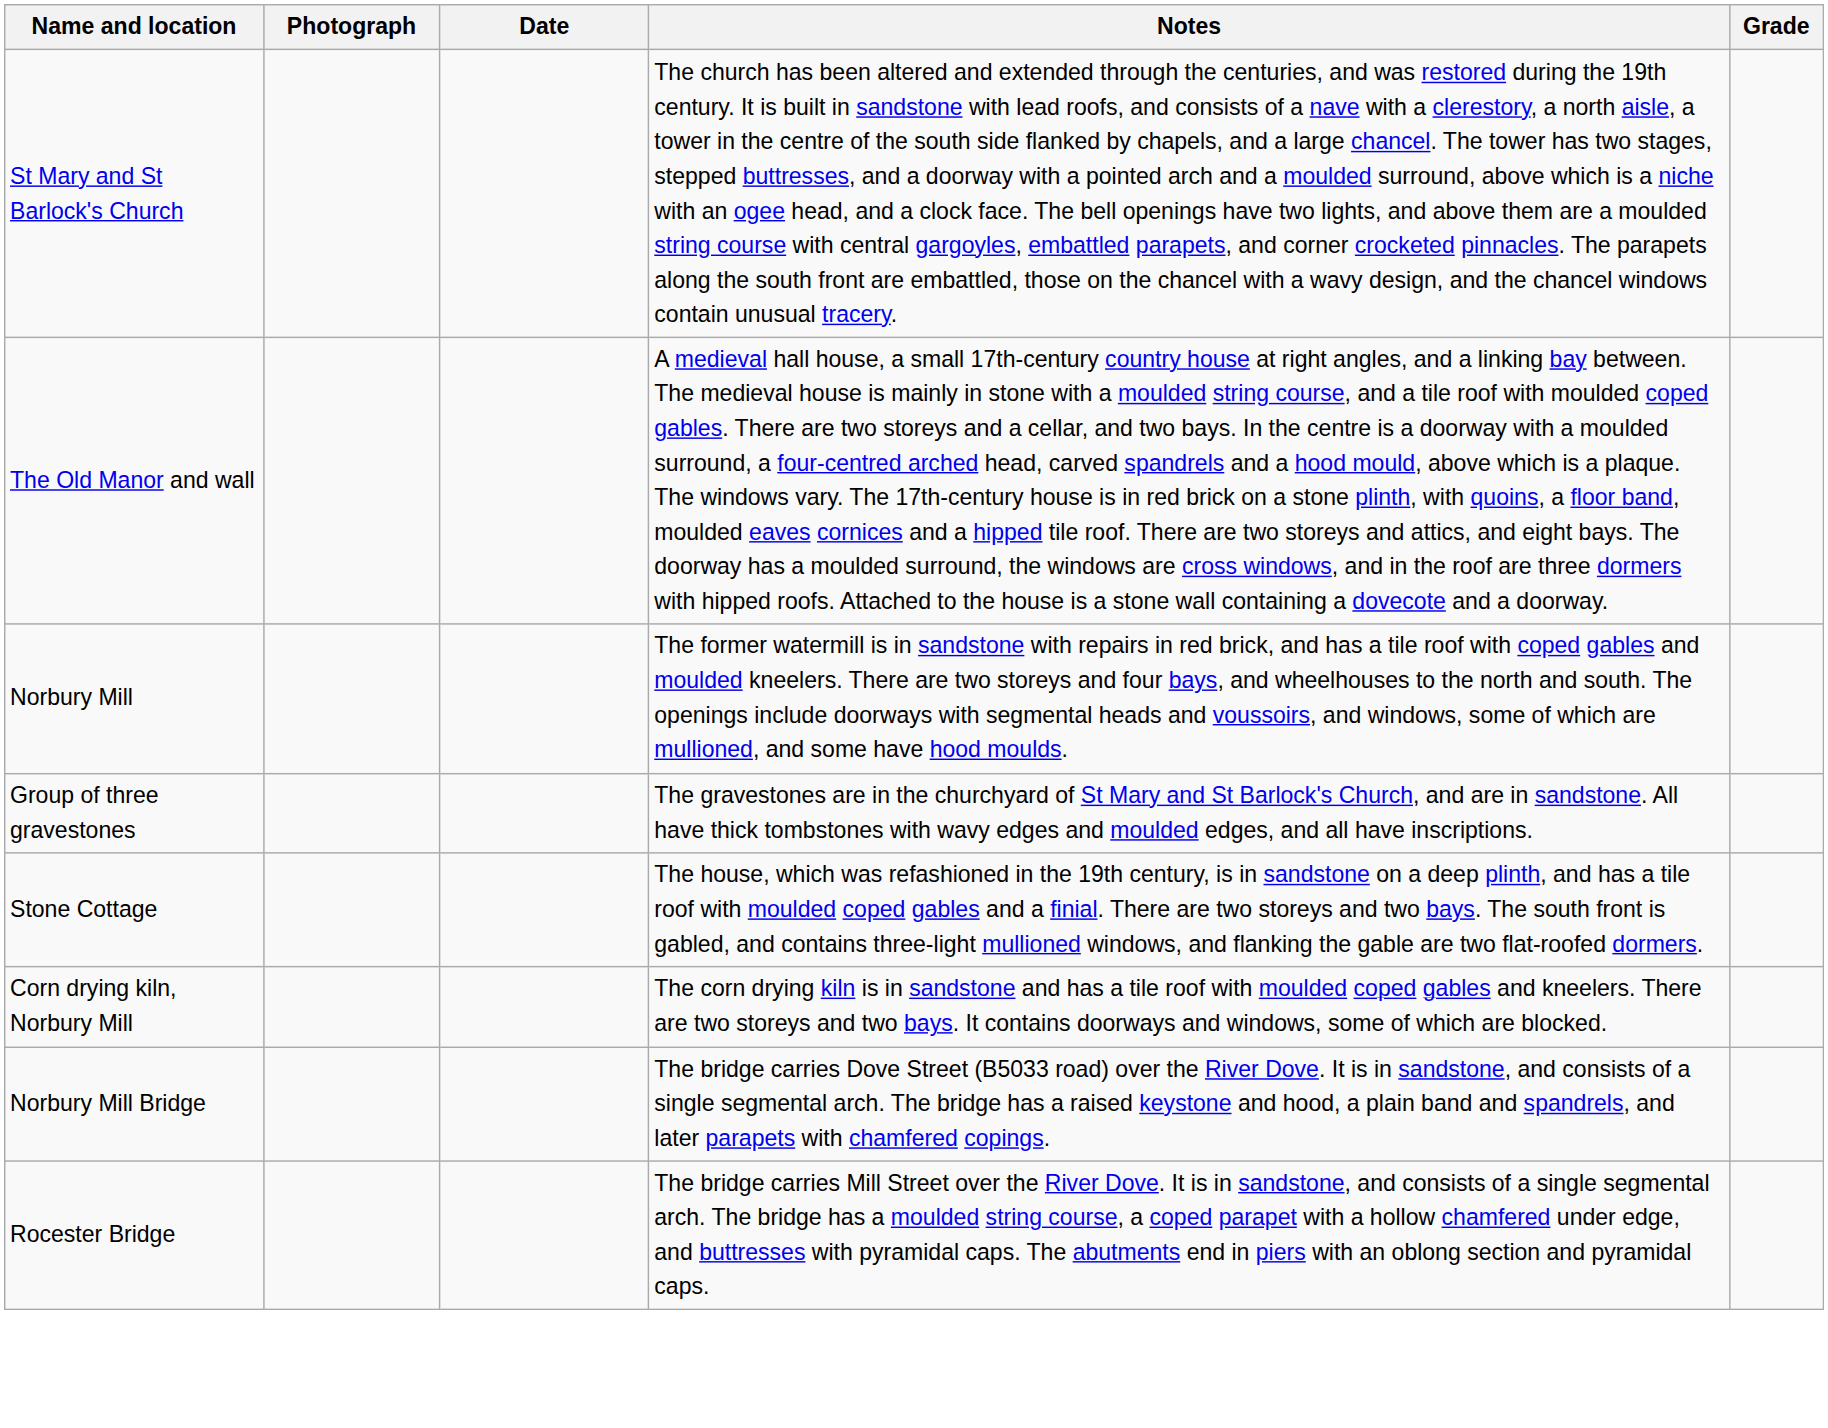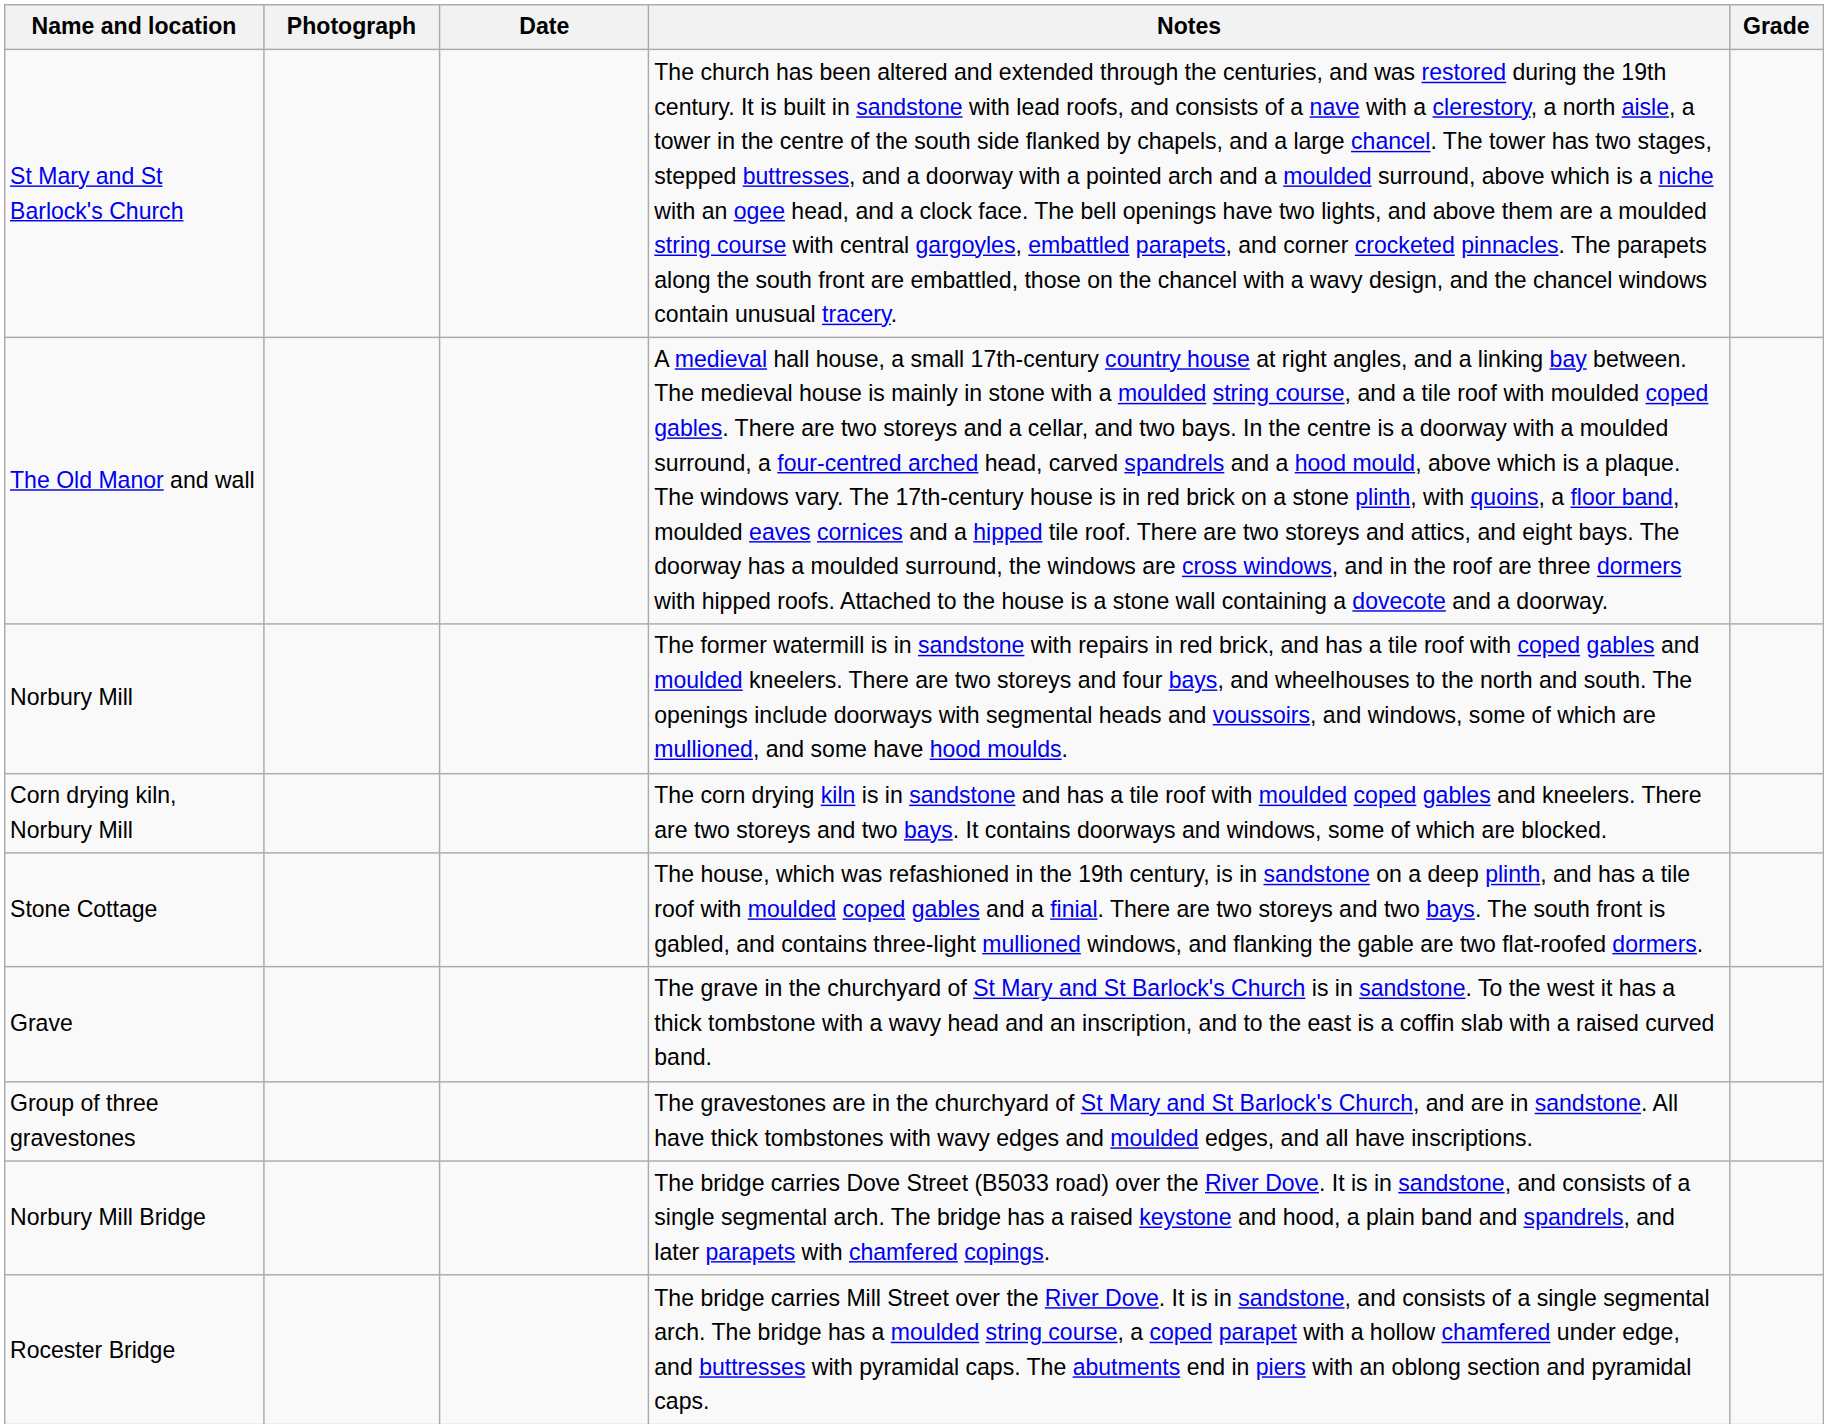rows swapped: (93, 1006) <-> (84, 812)
+ row: (41, 1023)
